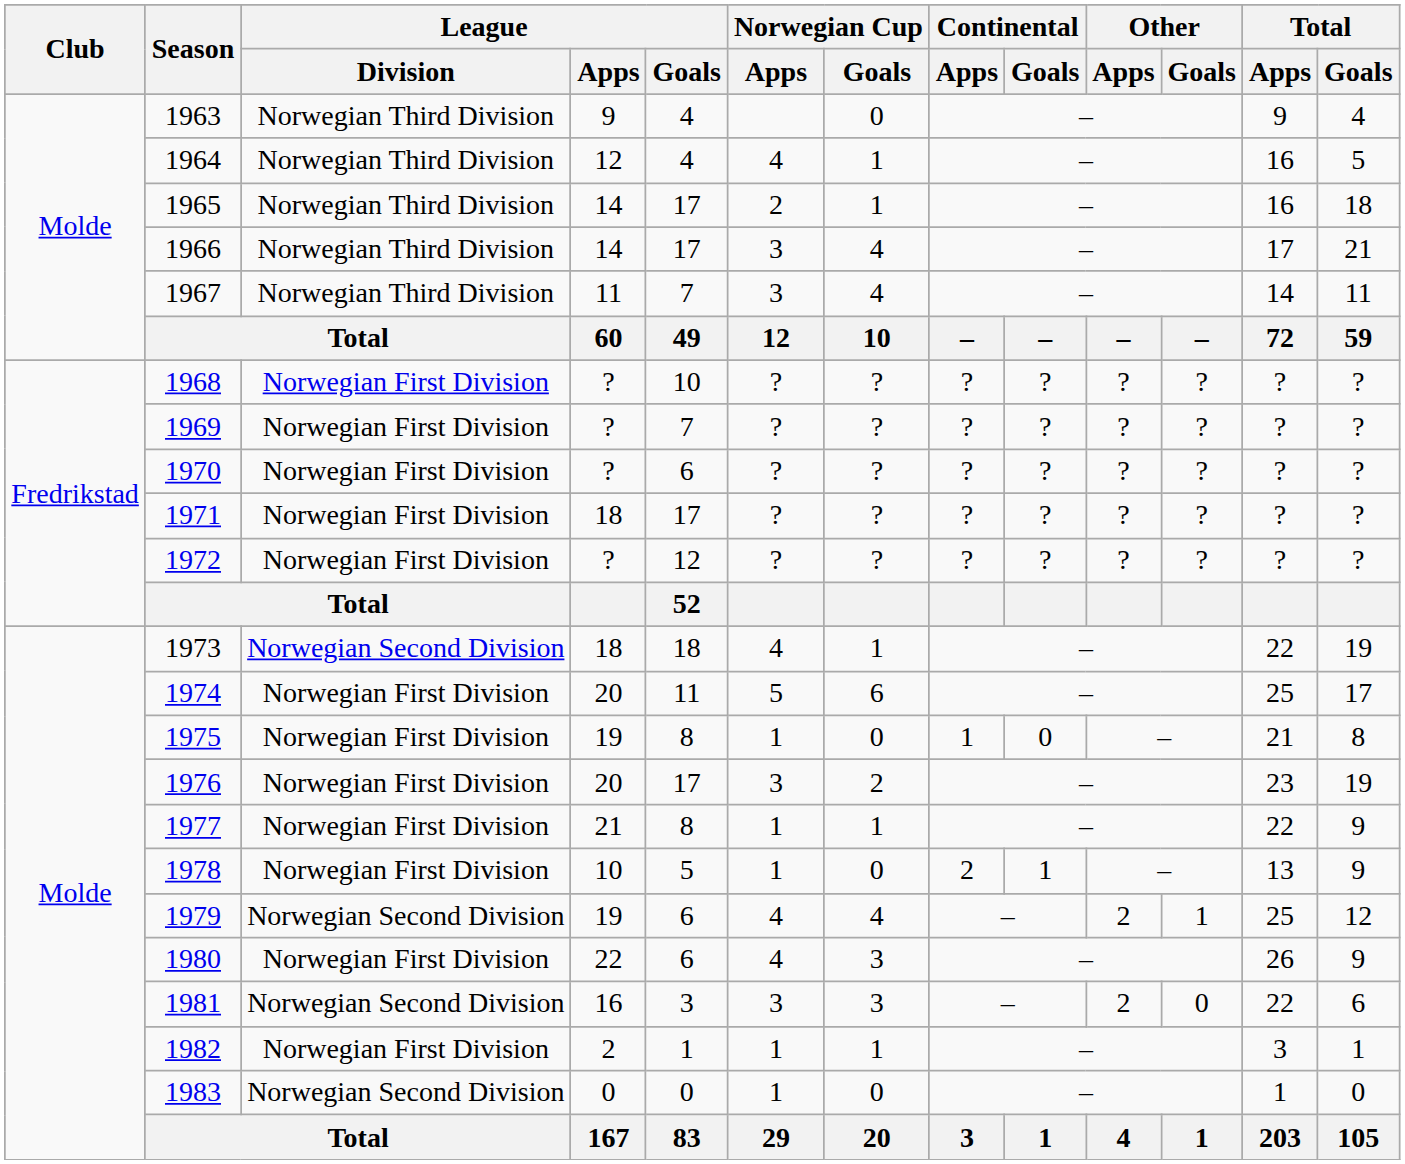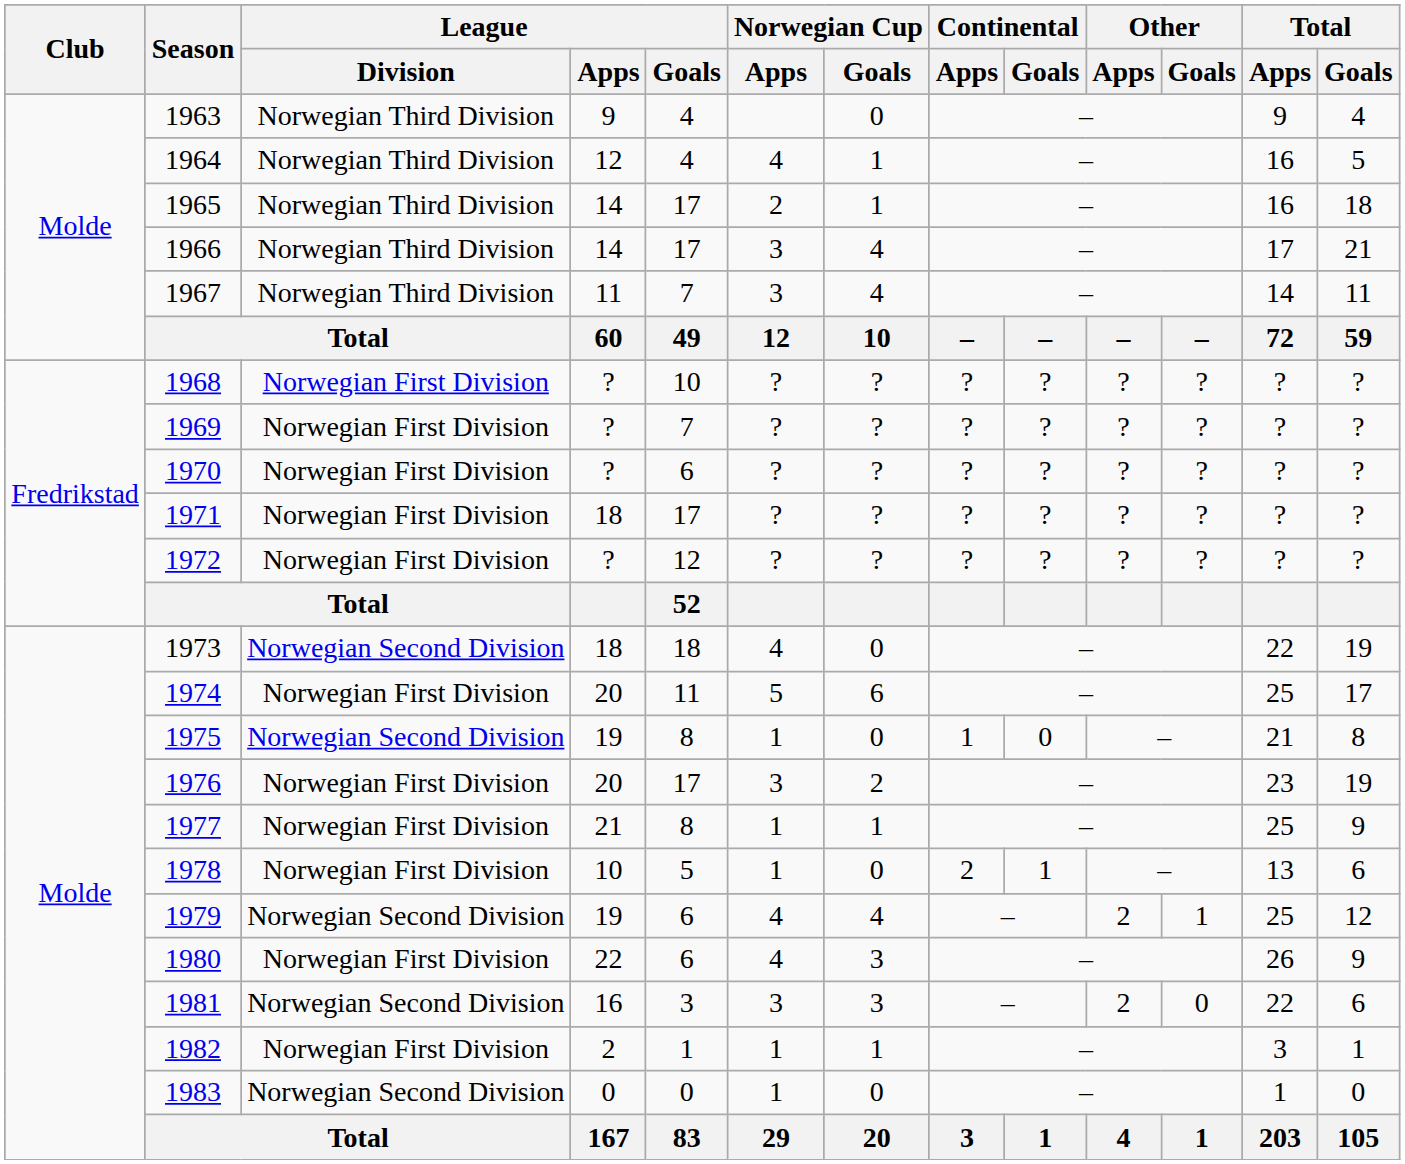(877, 648) 1 -> (877, 648) 0
(406, 737) Norwegian First Division -> (406, 737) Norwegian Second Division
(1280, 826) 22 -> (1280, 826) 25
(1358, 870) 9 -> (1358, 870) 6
